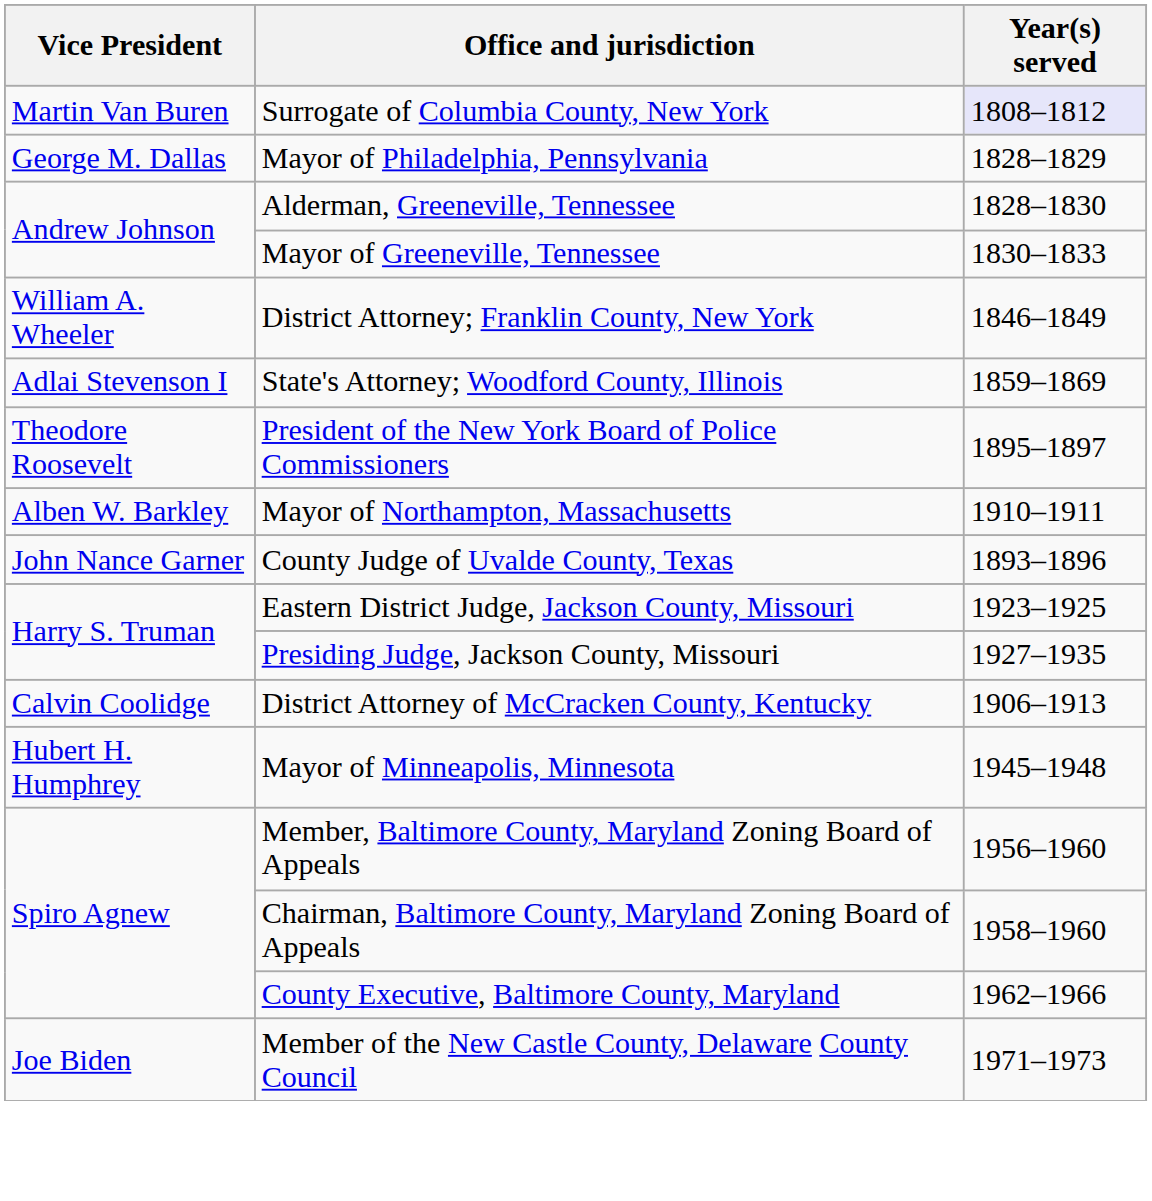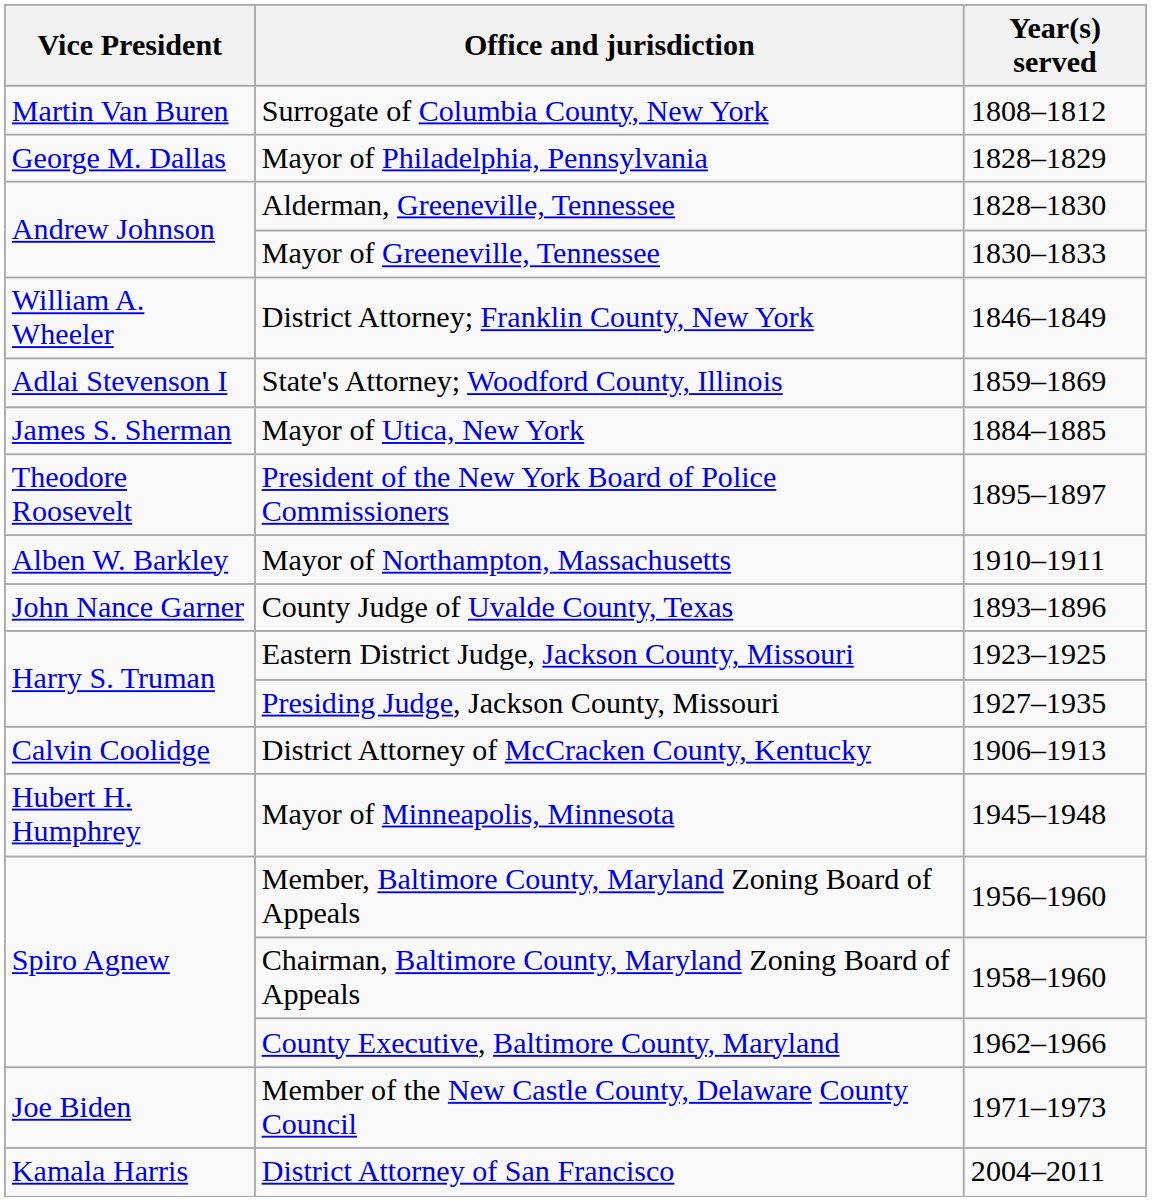(1039, 109) lavender background -> (1039, 109) no background
+ row: (423, 429)
+ row: (468, 1171)
